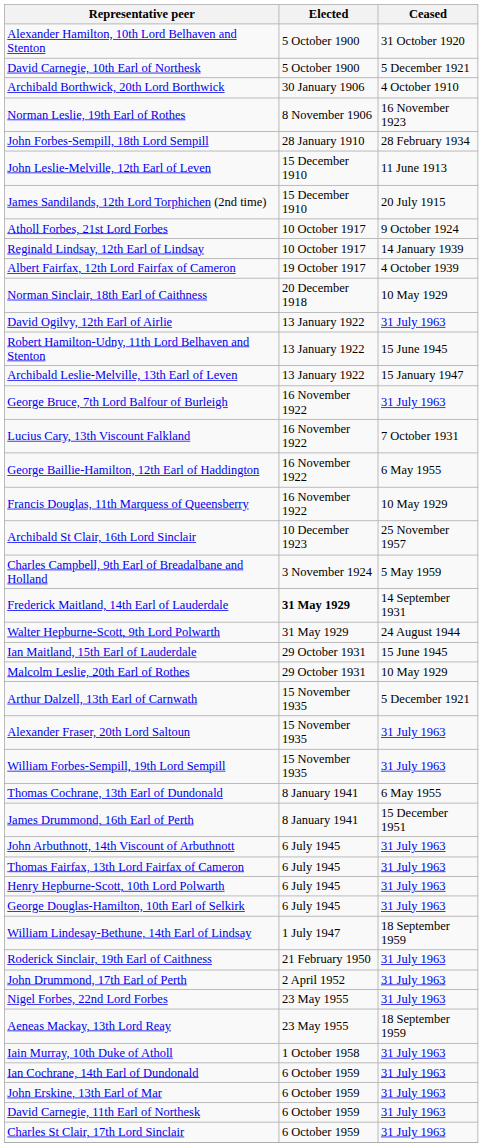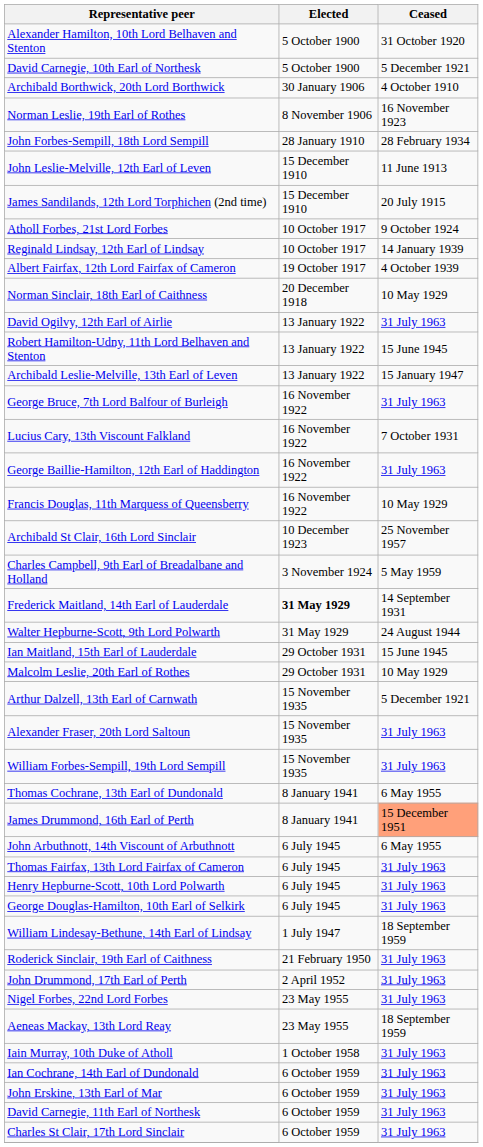(411, 470) 6 May 1955 -> (413, 470) 31 July 1963
(414, 820) no background -> (414, 820) lightsalmon background
(413, 846) 31 July 1963 -> (411, 846) 6 May 1955
